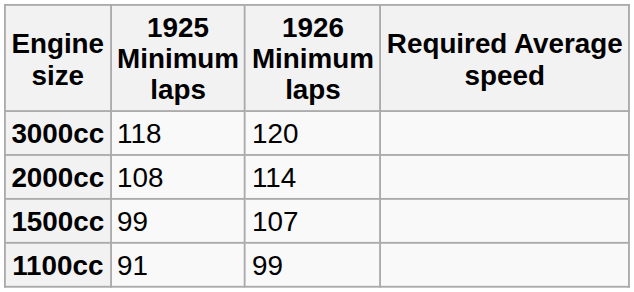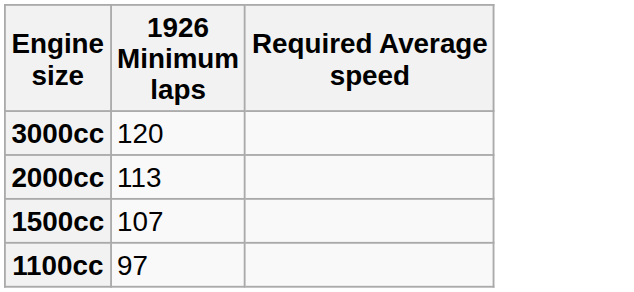- column: (178, 58)
(274, 177) 114 -> (139, 177) 113
(267, 265) 99 -> (133, 265) 97
